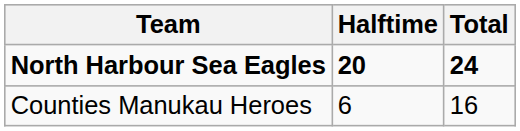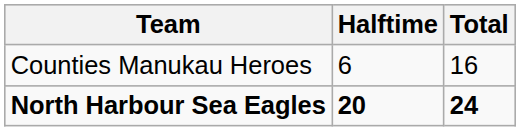rows swapped: (168, 65) <-> (161, 105)
